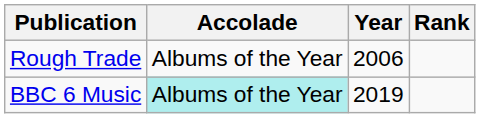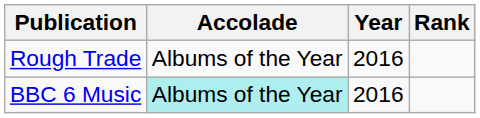(378, 58) 2006 -> (378, 58) 2016
(378, 94) 2019 -> (378, 94) 2016
